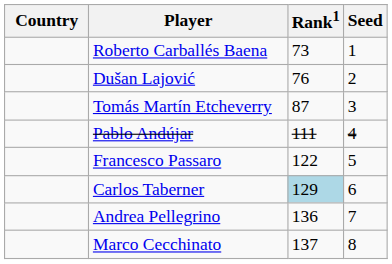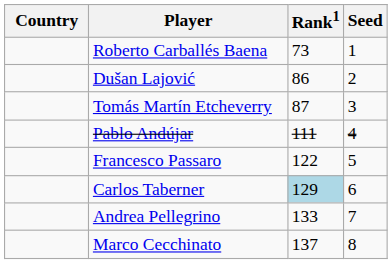(300, 78) 76 -> (300, 78) 86
(305, 216) 136 -> (305, 216) 133
